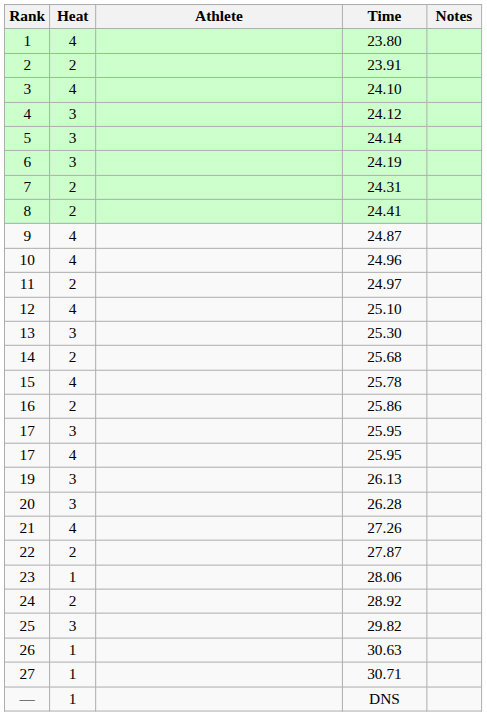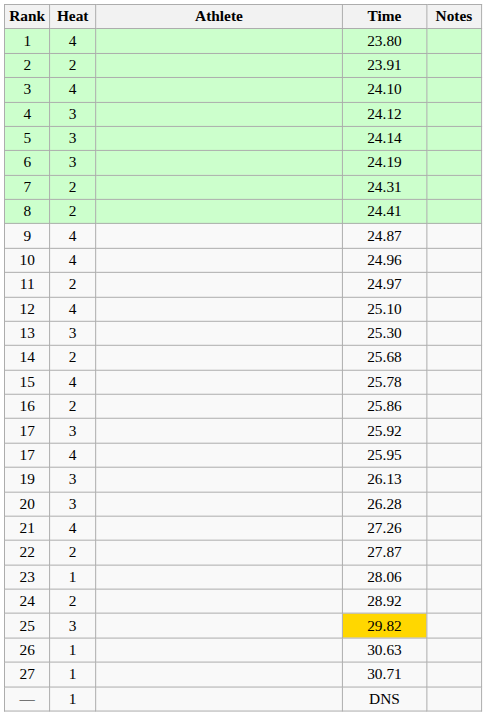(384, 430) 25.95 -> (384, 430) 25.92
(384, 625) no background -> (384, 625) gold background
